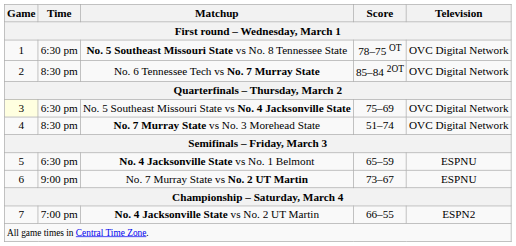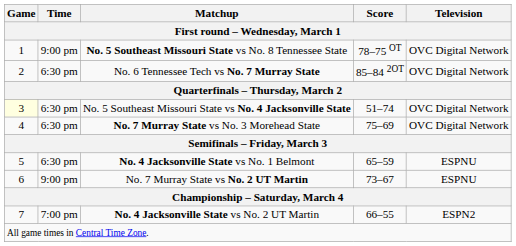(59, 50) 6:30 pm -> (59, 50) 9:00 pm
(59, 71) 8:30 pm -> (59, 71) 6:30 pm
(380, 108) 75–69 -> (380, 108) 51–74
(59, 126) 8:30 pm -> (59, 126) 6:30 pm
(380, 126) 51–74 -> (380, 126) 75–69
